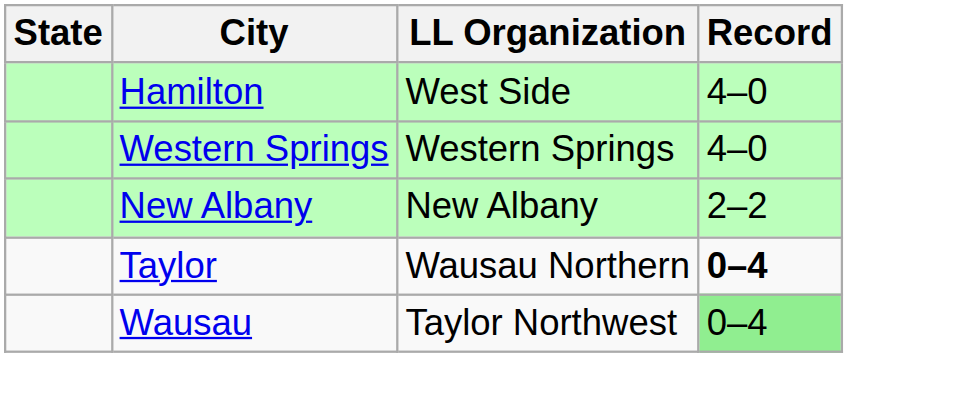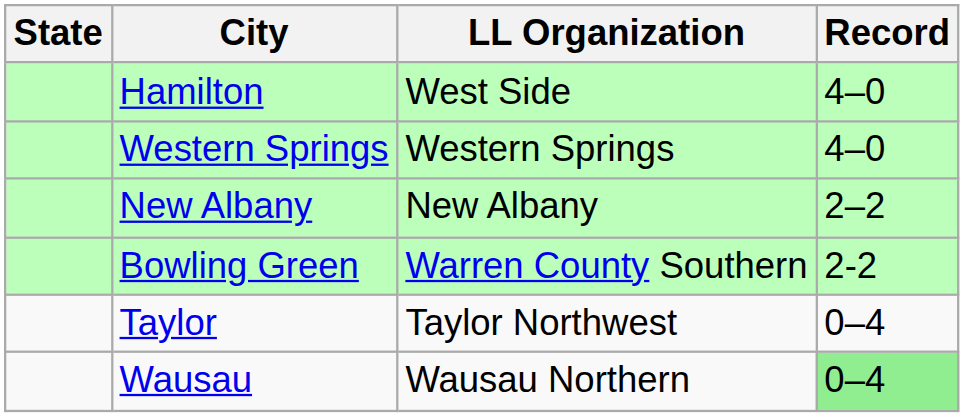+ row: (239, 264)
(548, 264) Wausau Northern -> (541, 322) Taylor Northwest
(737, 264) bold -> (855, 322) normal
(541, 322) Taylor Northwest -> (548, 380) Wausau Northern
